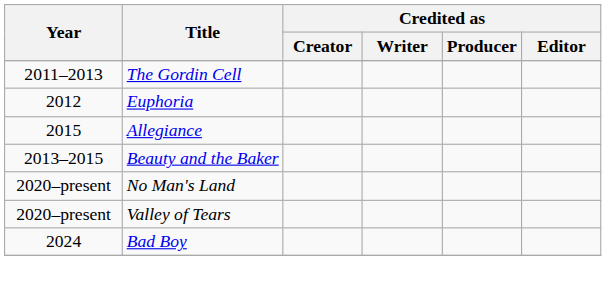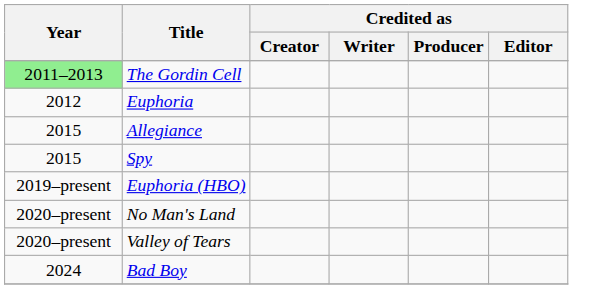(64, 74) no background -> (64, 74) lightgreen background
+ row: (139, 158)
- row: (203, 158)
+ row: (186, 185)
